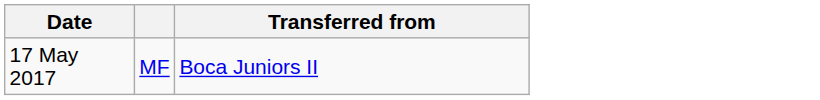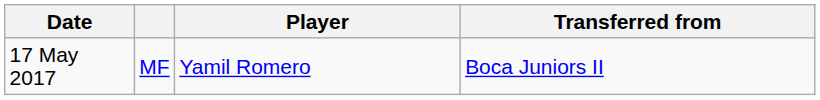+ column: (317, 21)
